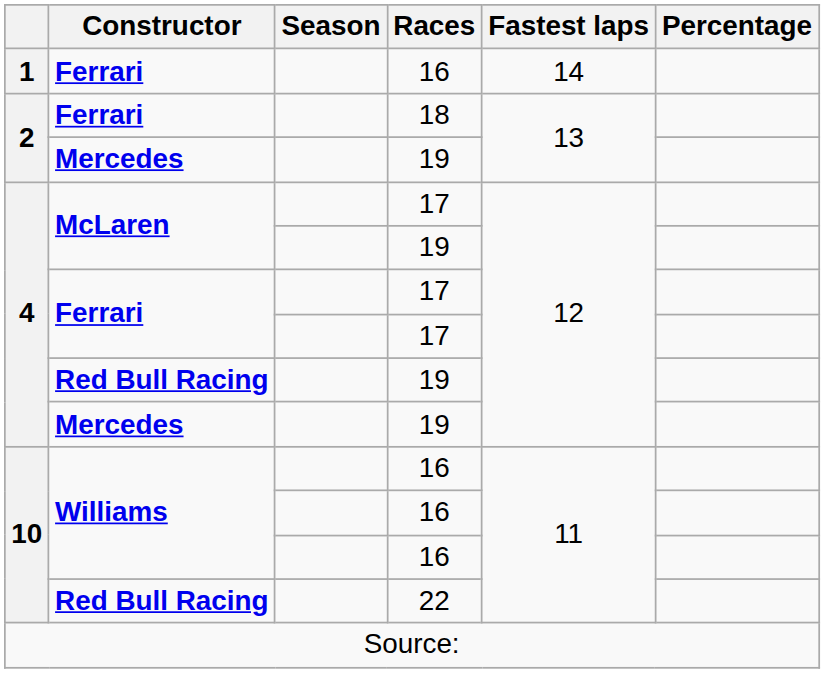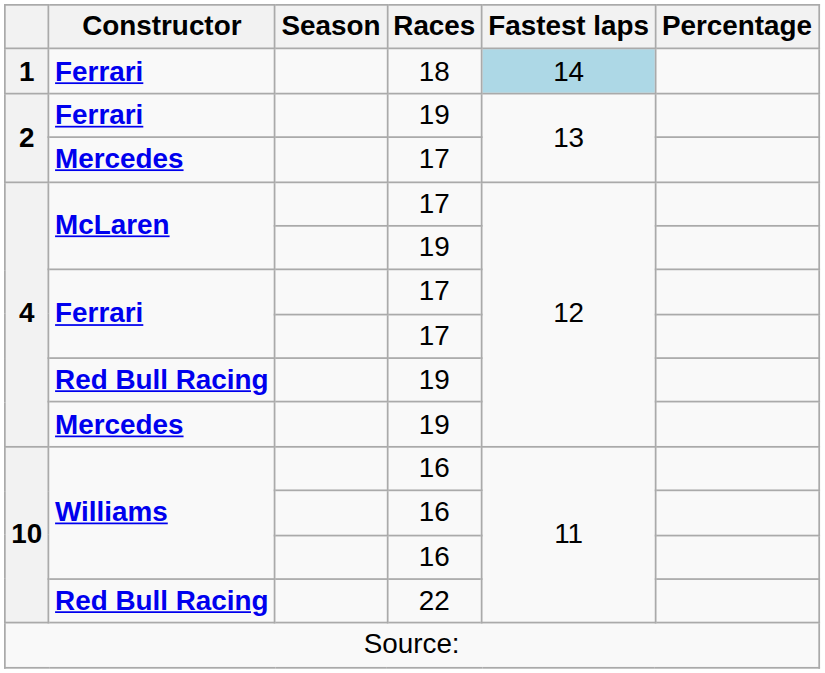(434, 70) 16 -> (434, 70) 18
(569, 70) no background -> (569, 70) lightblue background
(434, 114) 18 -> (434, 114) 19
(434, 159) 19 -> (434, 159) 17
